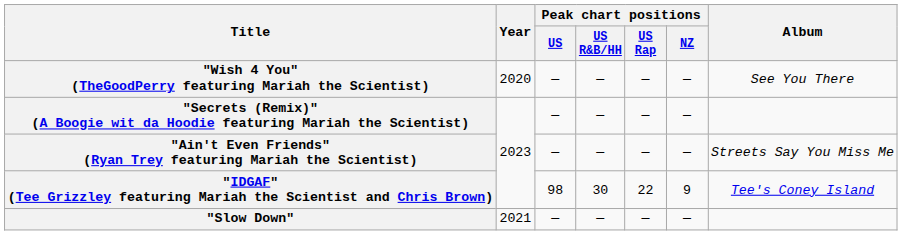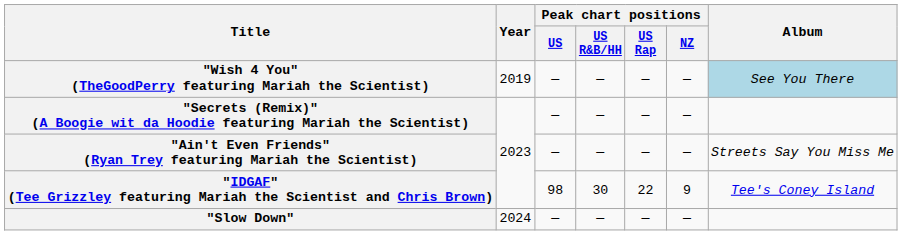(515, 79) 2020 -> (515, 79) 2019
(802, 79) no background -> (802, 79) lightblue background
(515, 219) 2021 -> (515, 219) 2024
